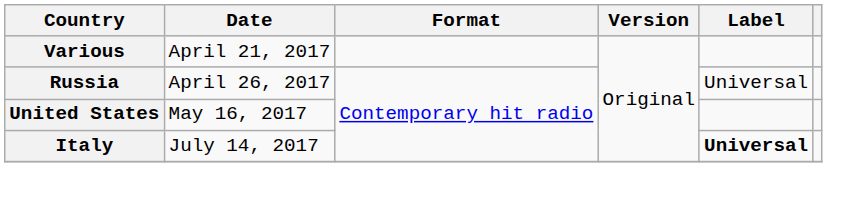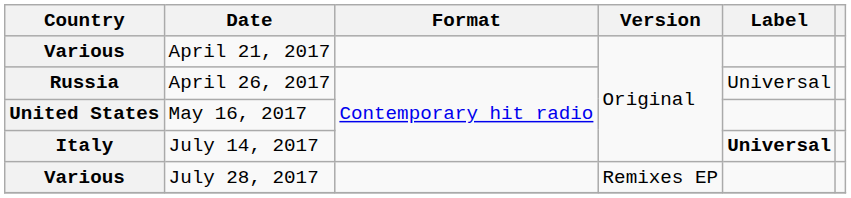+ row: (244, 177)
